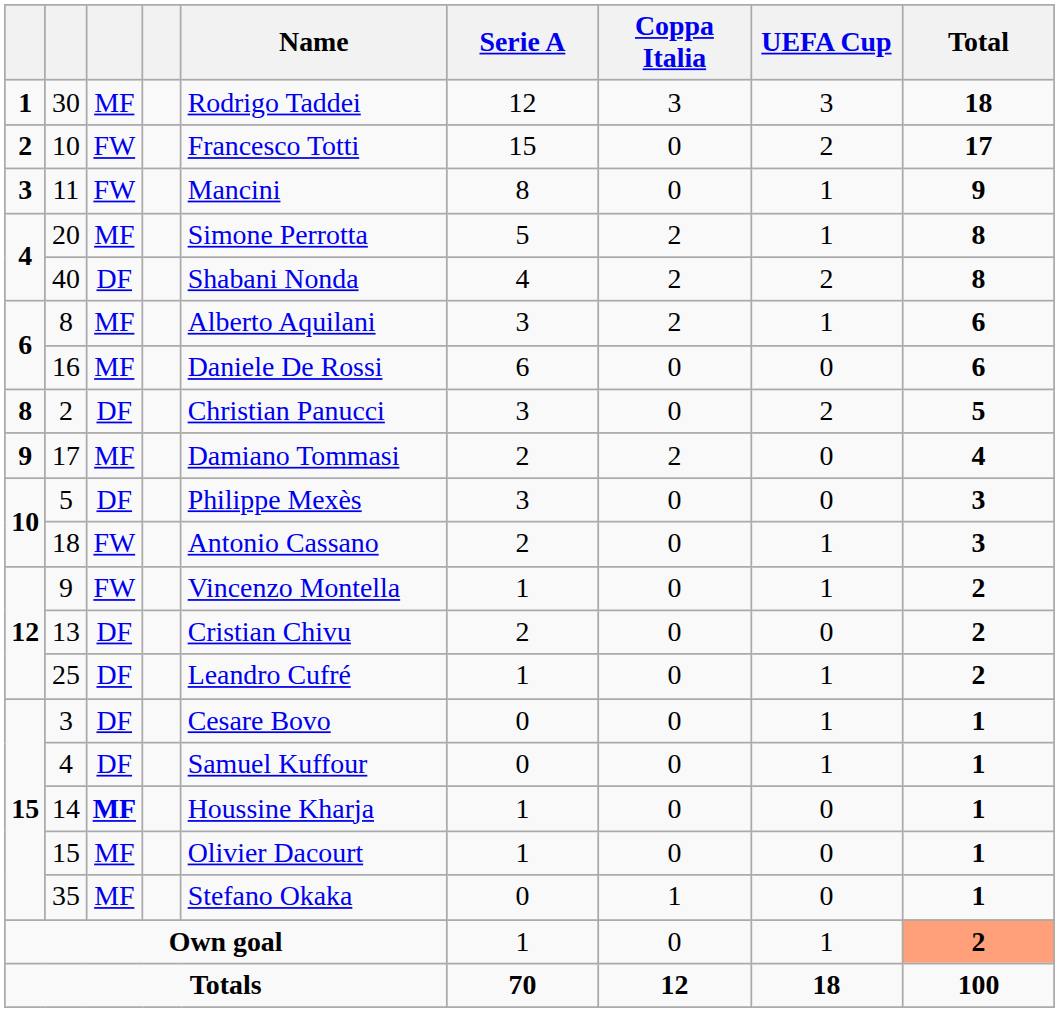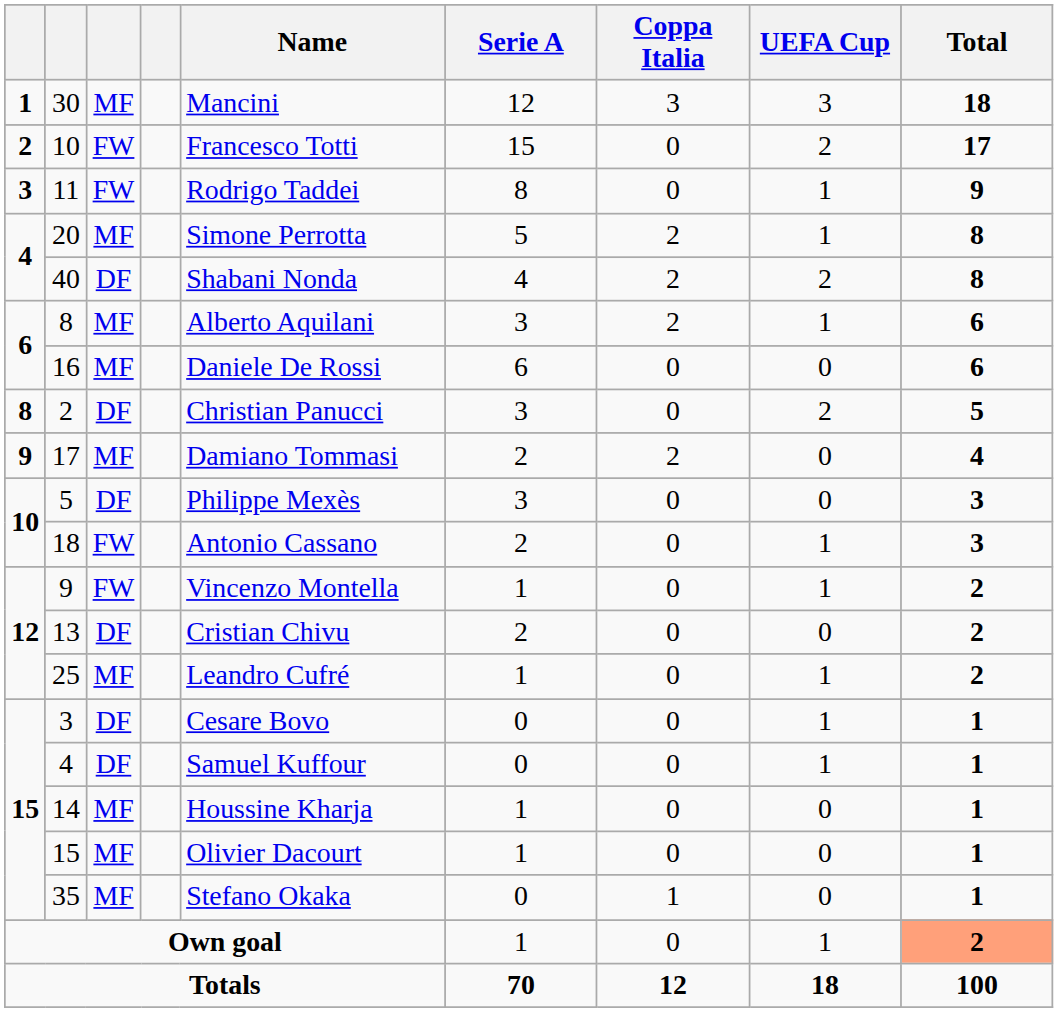(274, 102) Rodrigo Taddei -> (233, 102) Mancini
(234, 190) Mancini -> (273, 190) Rodrigo Taddei
(114, 676) DF -> (114, 676) MF
(114, 808) bold -> (114, 808) normal
